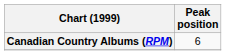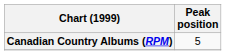(198, 41) 6 -> (198, 41) 5
